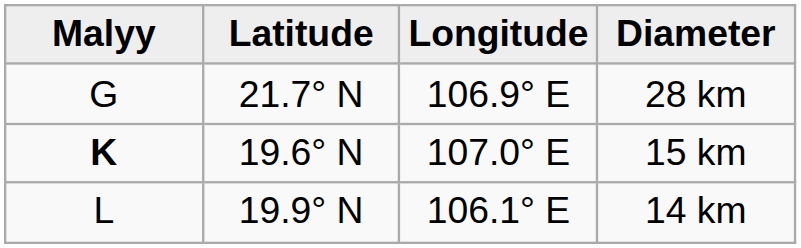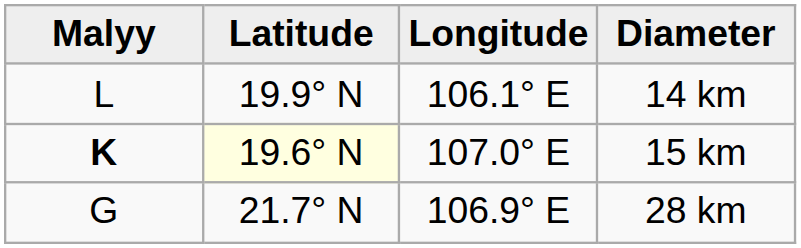rows swapped: (696, 93) <-> (696, 211)
(301, 152) no background -> (301, 152) lightyellow background
